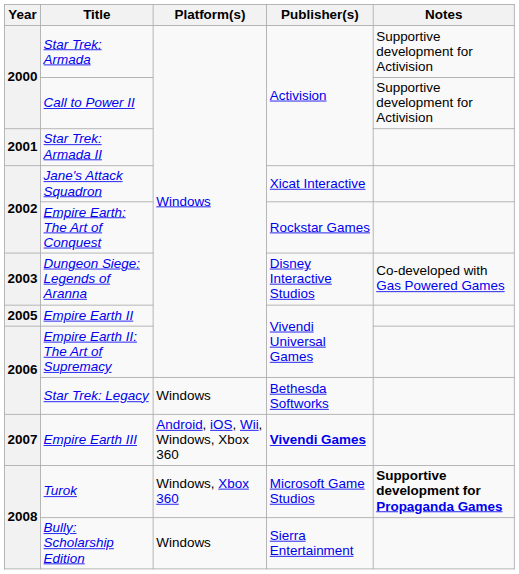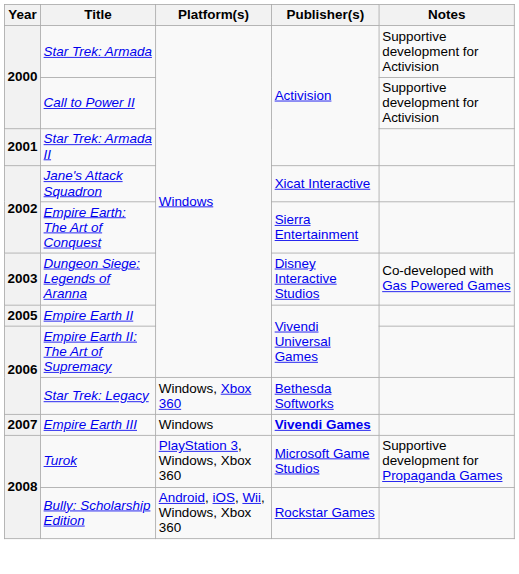(320, 227) Rockstar Games -> (316, 227) Sierra Entertainment
(184, 395) Windows -> (205, 395) Windows, Xbox 360
(209, 439) Android, iOS, Wii, Windows, Xbox 360 -> (186, 424) Windows
(203, 491) Windows, Xbox 360 -> (205, 461) PlayStation 3, Windows, Xbox 360
(439, 491) bold -> (442, 461) normal
(184, 543) Windows -> (212, 512) Android, iOS, Wii, Windows, Xbox 360
(312, 543) Sierra Entertainment -> (325, 512) Rockstar Games
